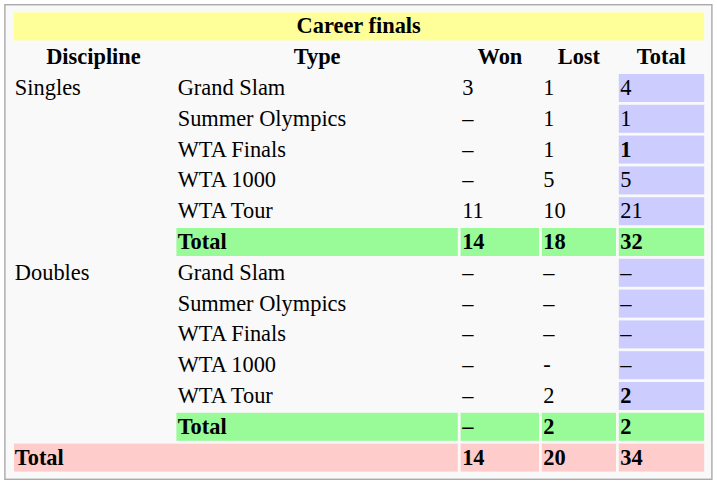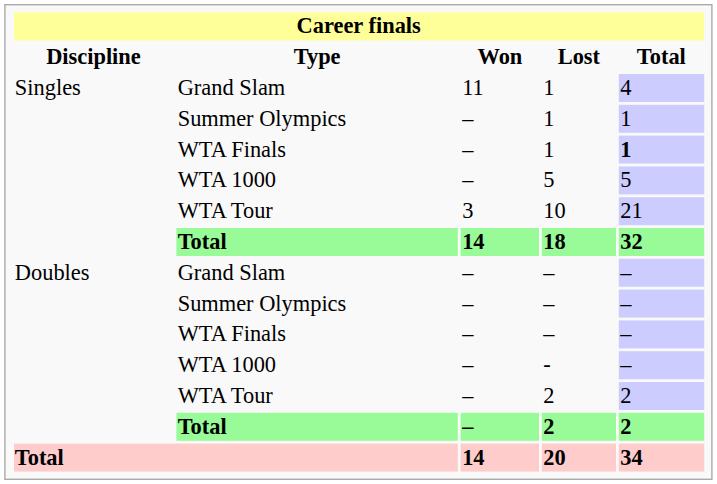(468, 88) 3 -> (473, 88) 11
(473, 211) 11 -> (468, 211) 3
(626, 396) bold -> (626, 396) normal
